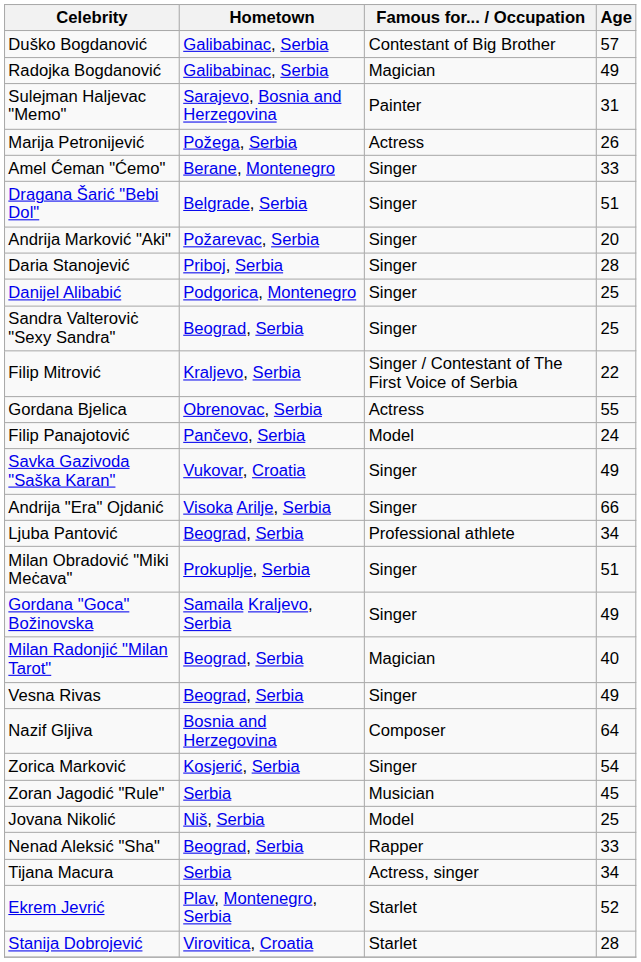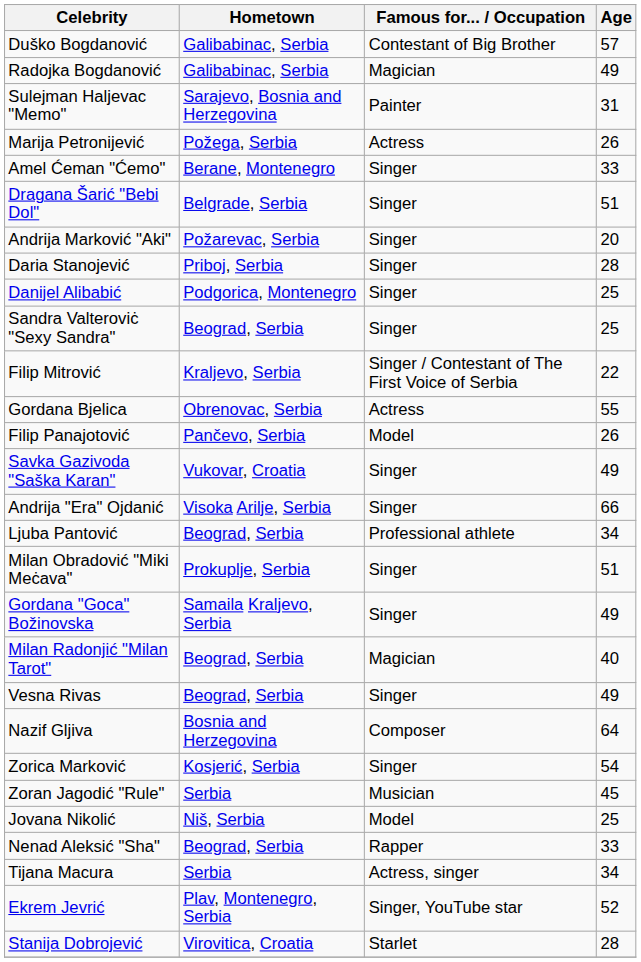(610, 435) 24 -> (610, 435) 26
(393, 908) Starlet -> (446, 908) Singer, YouTube star
